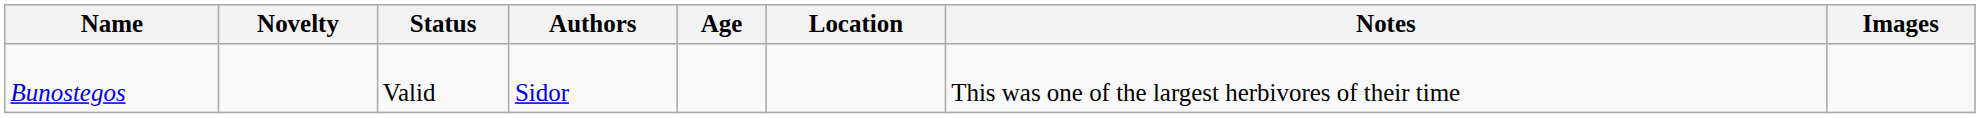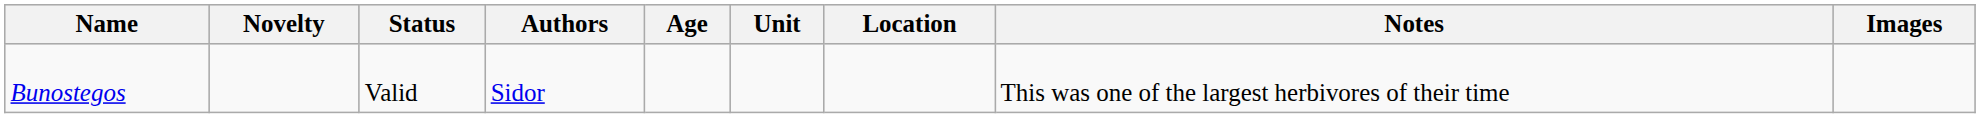+ column: (777, 24)
